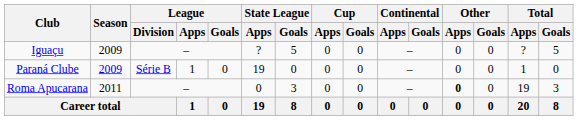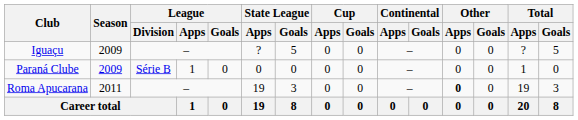(259, 69) 19 -> (259, 69) 0
(259, 87) 0 -> (259, 87) 19
